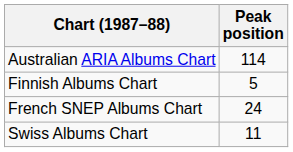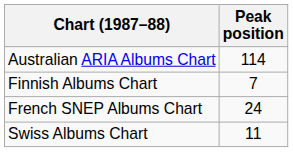(253, 84) 5 -> (253, 84) 7
